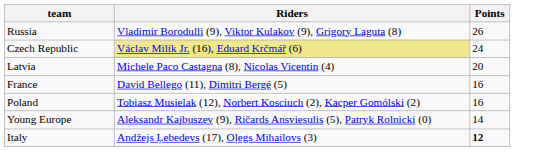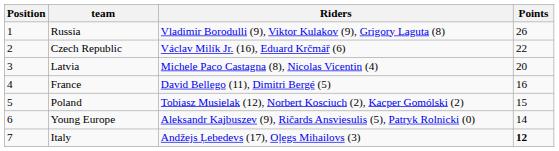+ column: (26, 13)
(209, 48) khaki background -> (253, 48) no background
(478, 48) 24 -> (522, 48) 22
(478, 102) 16 -> (522, 102) 15
